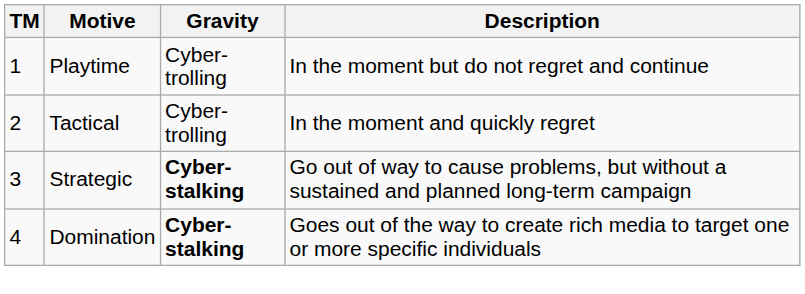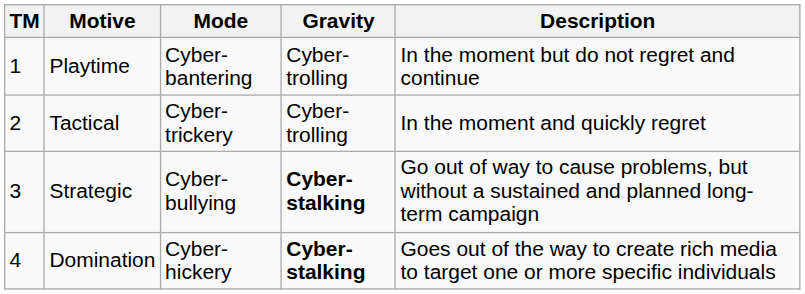+ column: (221, 21)
